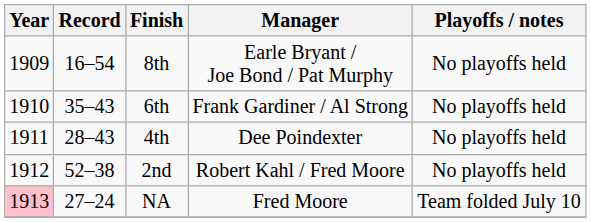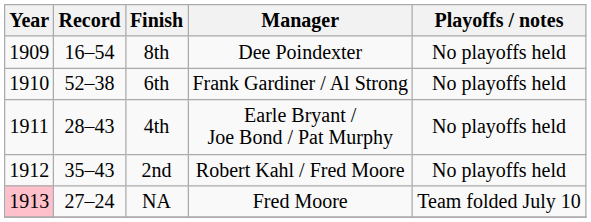(300, 63) Earle Bryant / Joe Bond / Pat Murphy -> (300, 52) Dee Poindexter
(90, 106) 35–43 -> (90, 83) 52–38
(300, 138) Dee Poindexter -> (300, 126) Earle Bryant / Joe Bond / Pat Murphy
(90, 169) 52–38 -> (90, 169) 35–43
